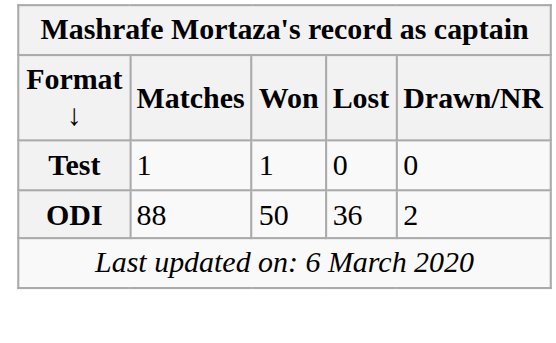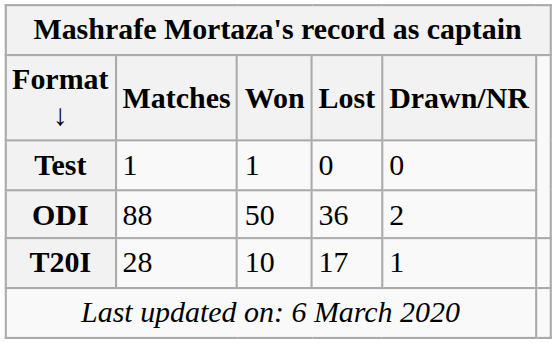+ row: (60, 263)
